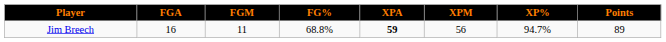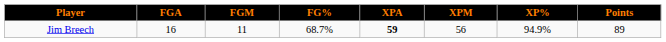(319, 29) 68.8% -> (319, 29) 68.7%
(538, 29) 94.7% -> (538, 29) 94.9%
